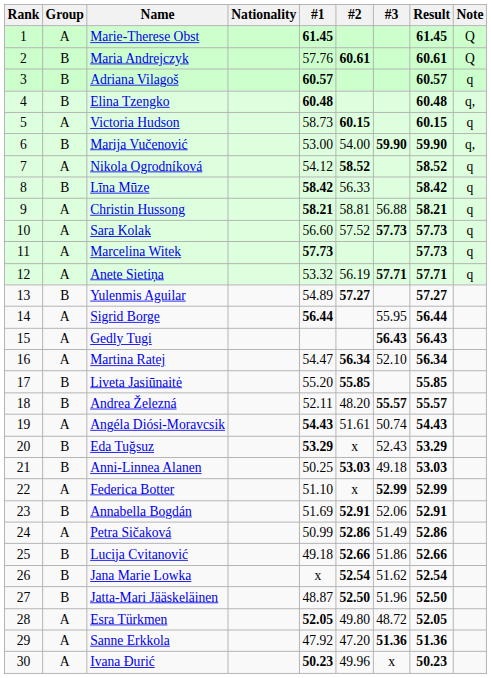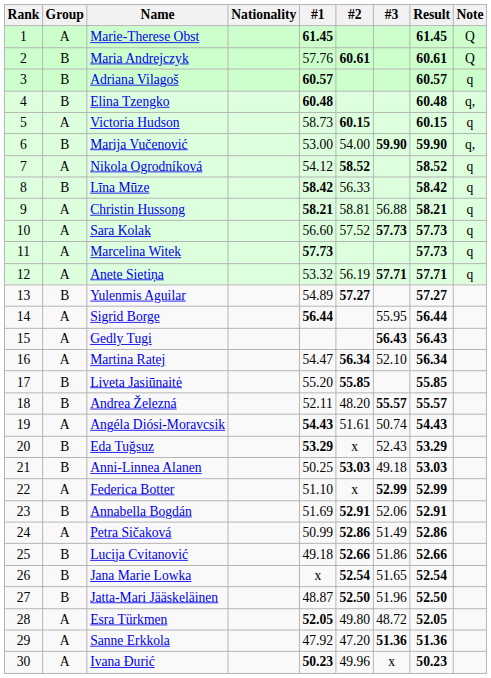(392, 576) 51.62 -> (392, 576) 51.65
